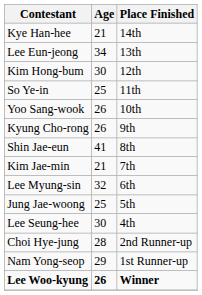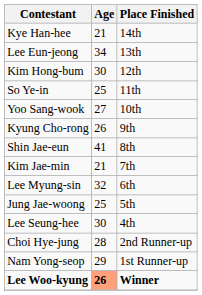(100, 109) 26 -> (100, 109) 27
(100, 280) no background -> (100, 280) lightsalmon background
